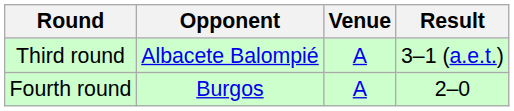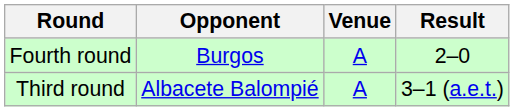rows swapped: (70, 55) <-> (70, 88)
